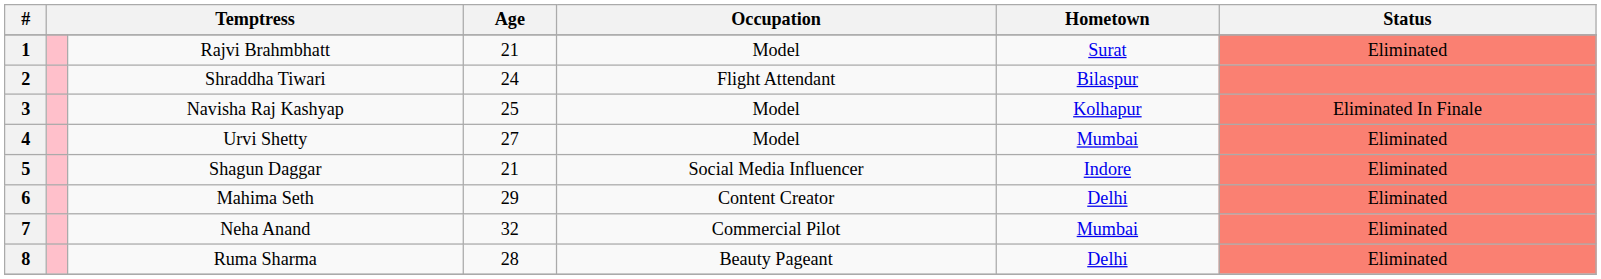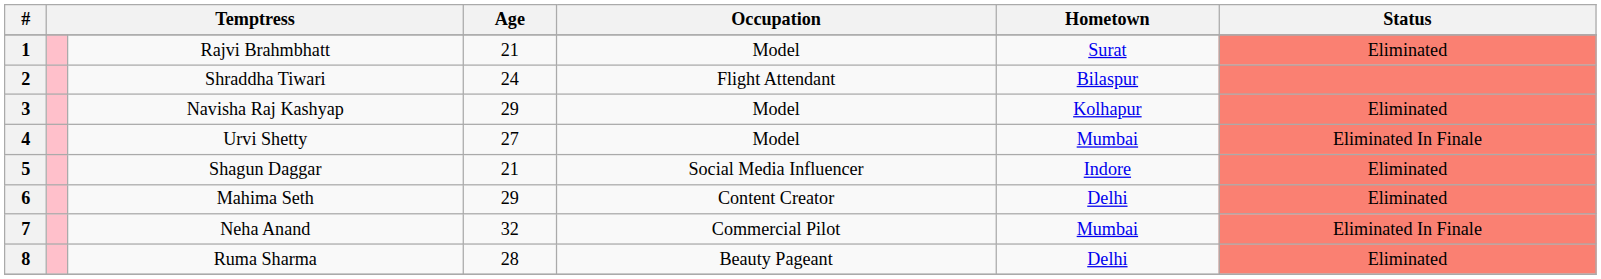(510, 109) 25 -> (510, 109) 29
(1407, 109) Eliminated In Finale -> (1407, 109) Eliminated
(1407, 139) Eliminated -> (1407, 139) Eliminated In Finale
(1407, 229) Eliminated -> (1407, 229) Eliminated In Finale
